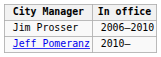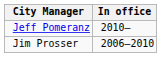rows swapped: (48, 45) <-> (42, 29)
